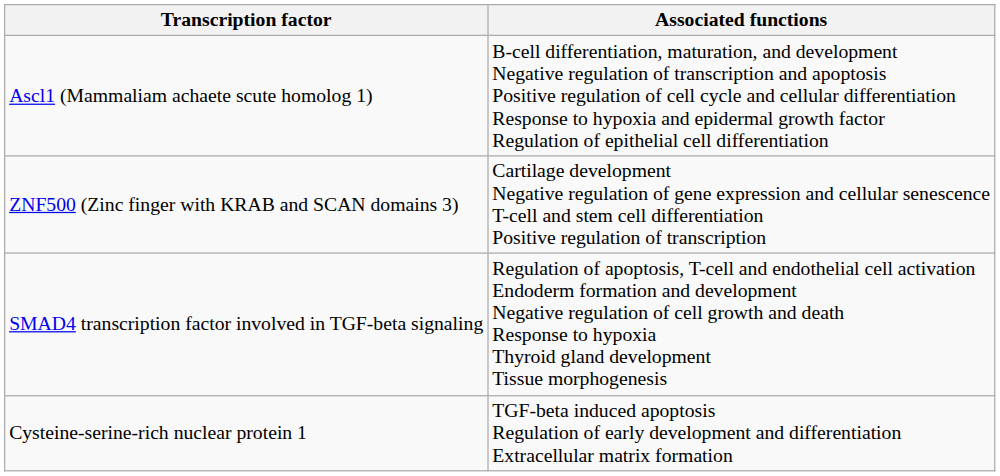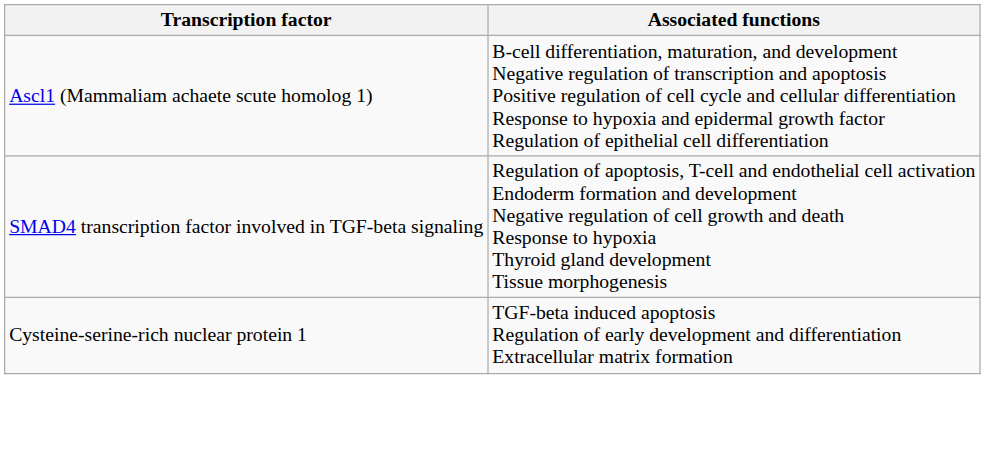- row: (234, 204)
